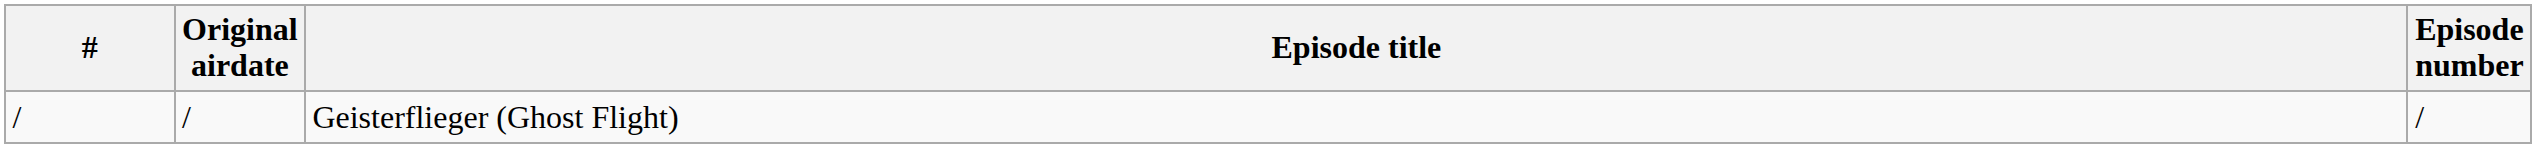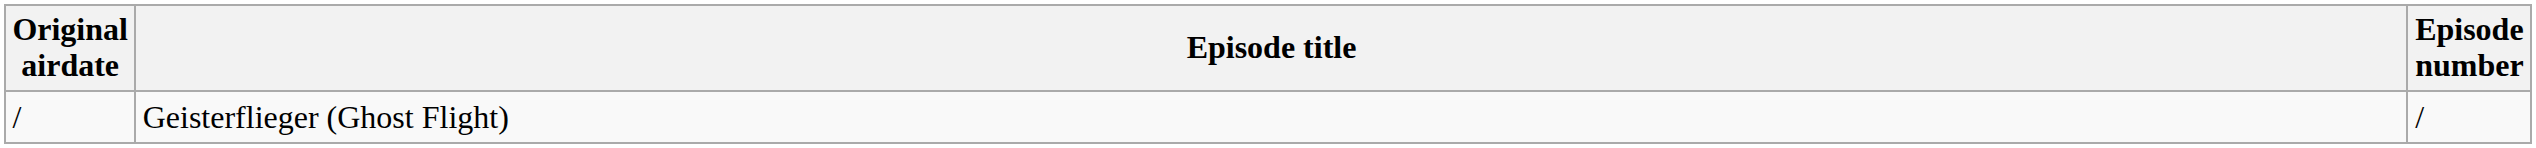- column: (90, 47)
